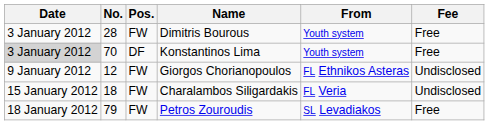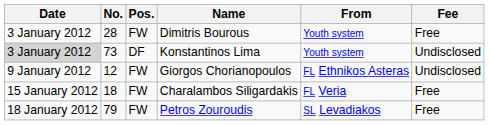(110, 52) 70 -> (110, 52) 73
(427, 52) Free -> (448, 52) Undisclosed
(448, 91) Undisclosed -> (427, 91) Free
